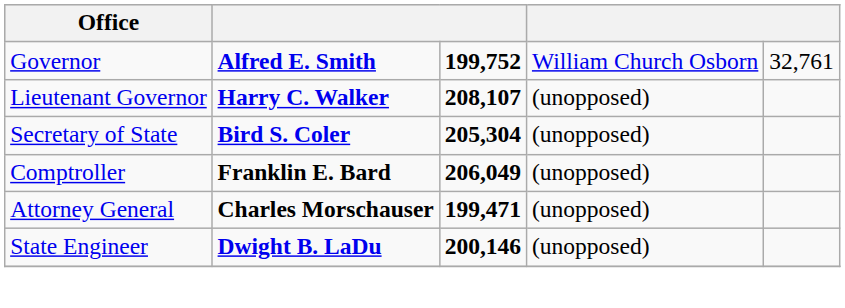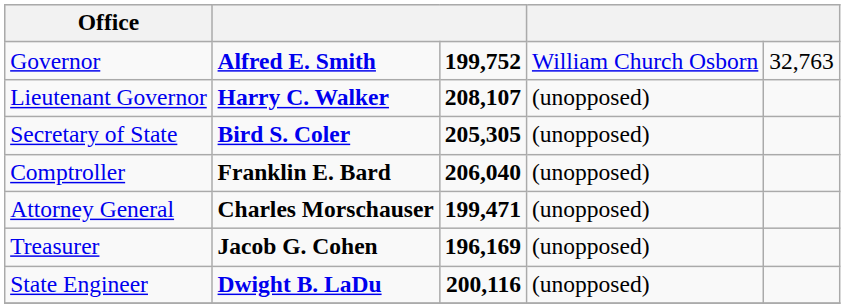(801, 60) 32,761 -> (801, 60) 32,763
(483, 135) 205,304 -> (483, 135) 205,305
(483, 172) 206,049 -> (483, 172) 206,040
+ row: (55, 246)
(483, 246) 200,146 -> (484, 284) 200,116
